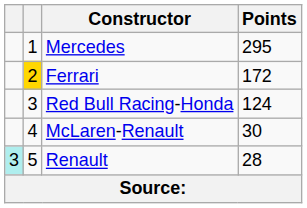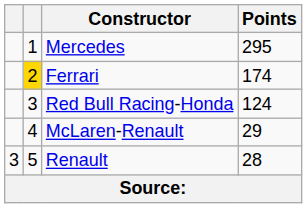(257, 75) 172 -> (257, 75) 174
(252, 132) 30 -> (252, 132) 29
(14, 160) paleturquoise background -> (14, 160) no background
